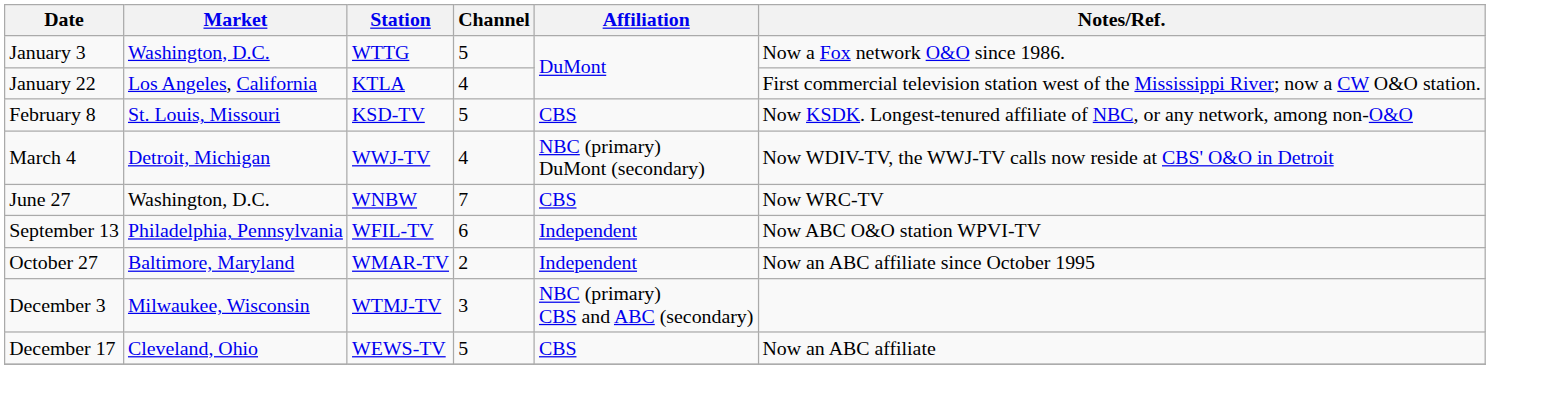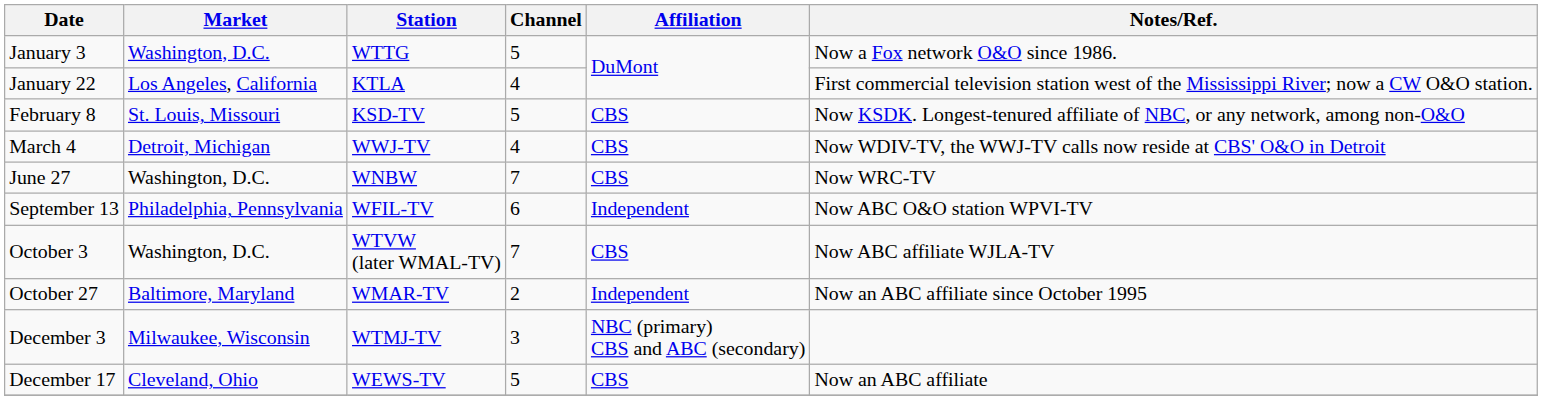(622, 157) NBC (primary) DuMont (secondary) -> (610, 146) CBS
+ row: (49, 251)
